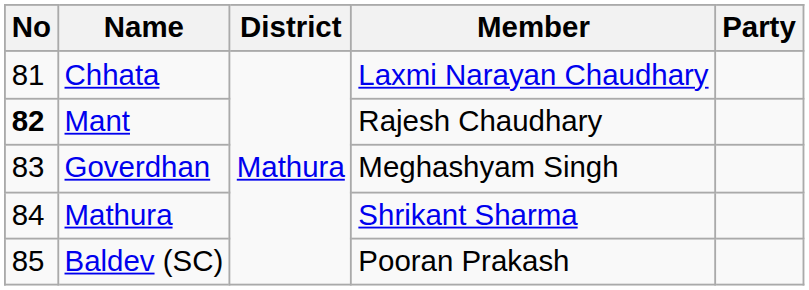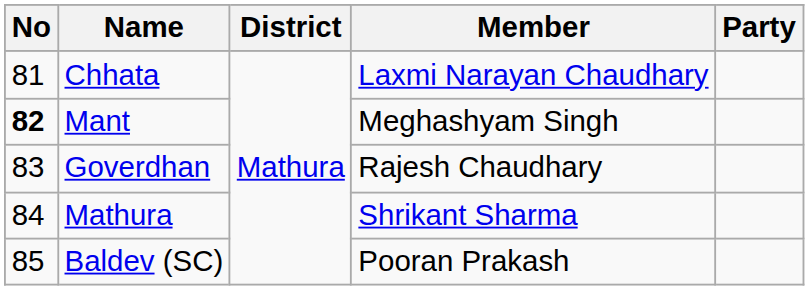(480, 121) Rajesh Chaudhary -> (488, 121) Meghashyam Singh
(488, 167) Meghashyam Singh -> (480, 167) Rajesh Chaudhary
